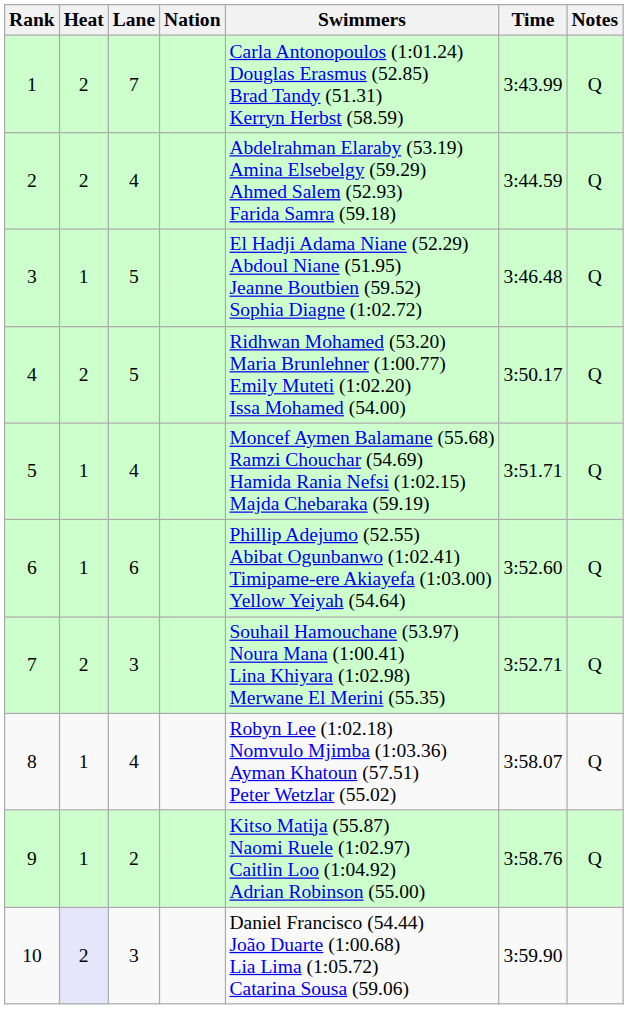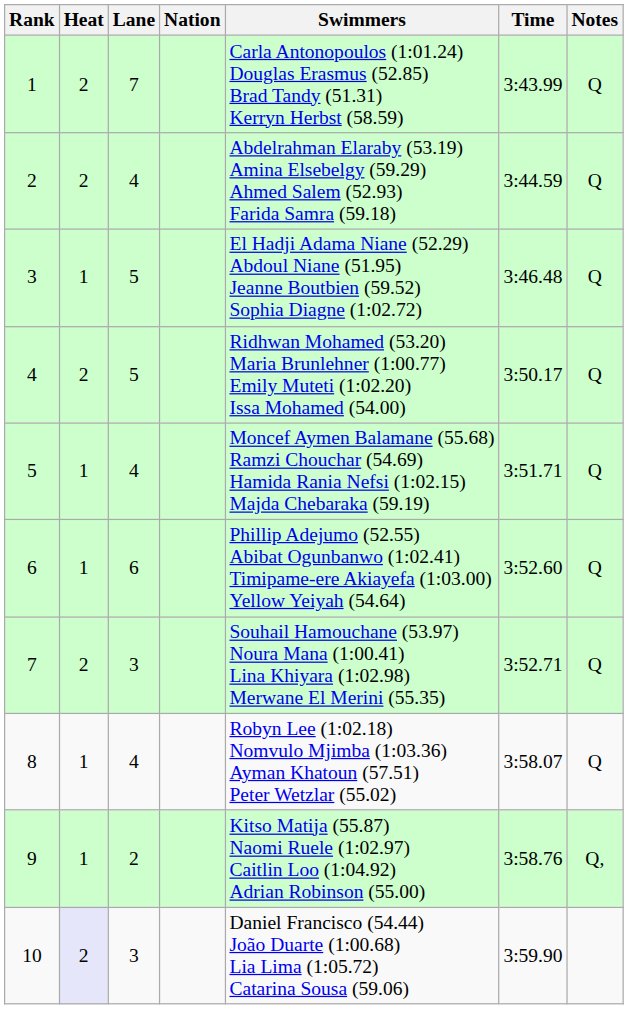(595, 858) Q -> (595, 858) Q,
